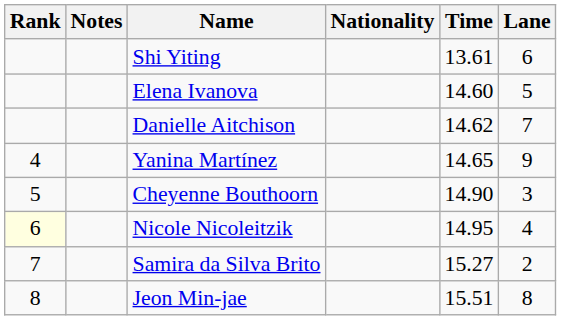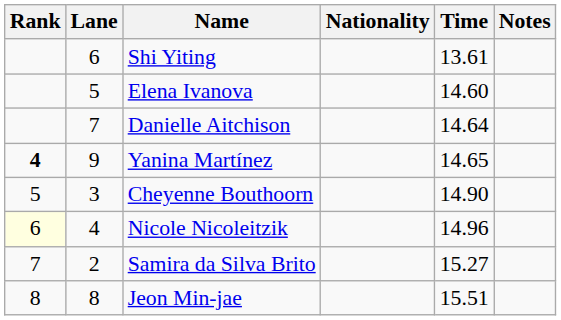columns swapped: (527, 21) <-> (97, 21)
(469, 125) 14.62 -> (464, 125) 14.64
(35, 159) normal -> (35, 159) bold
(469, 228) 14.95 -> (464, 228) 14.96
